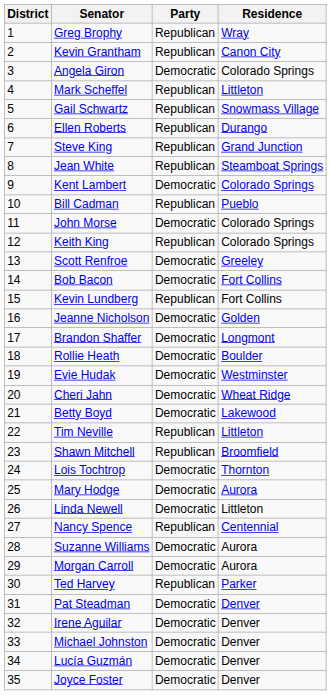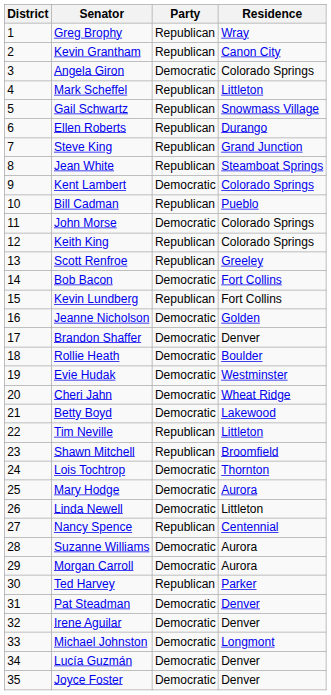(185, 261) Democratic -> (185, 261) Republican
(248, 337) Longmont -> (241, 337) Denver
(241, 642) Denver -> (248, 642) Longmont
